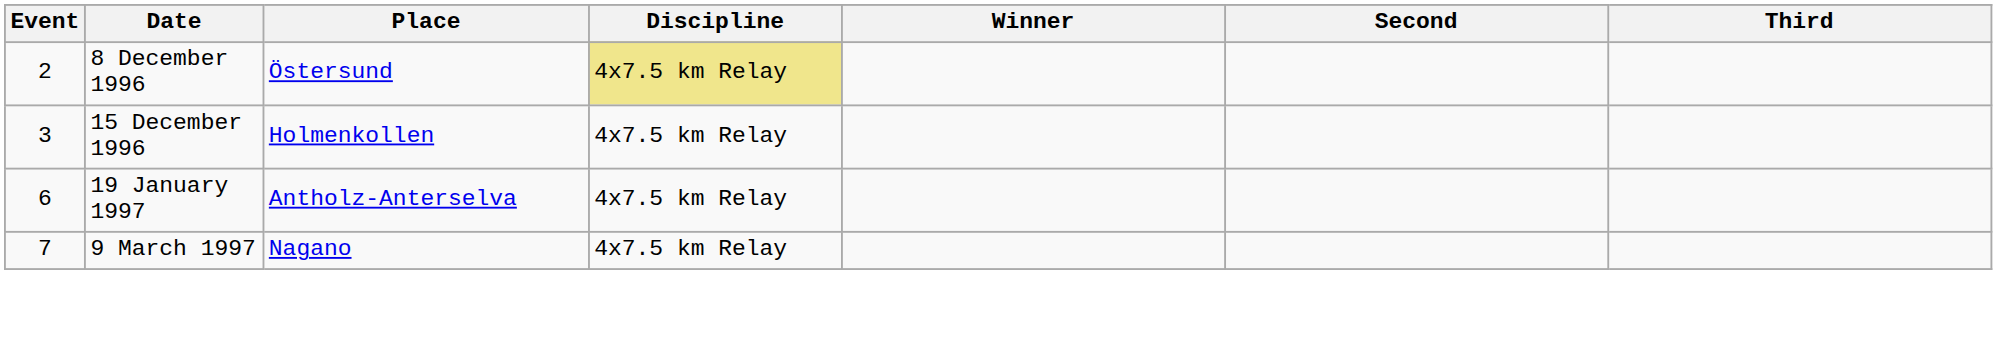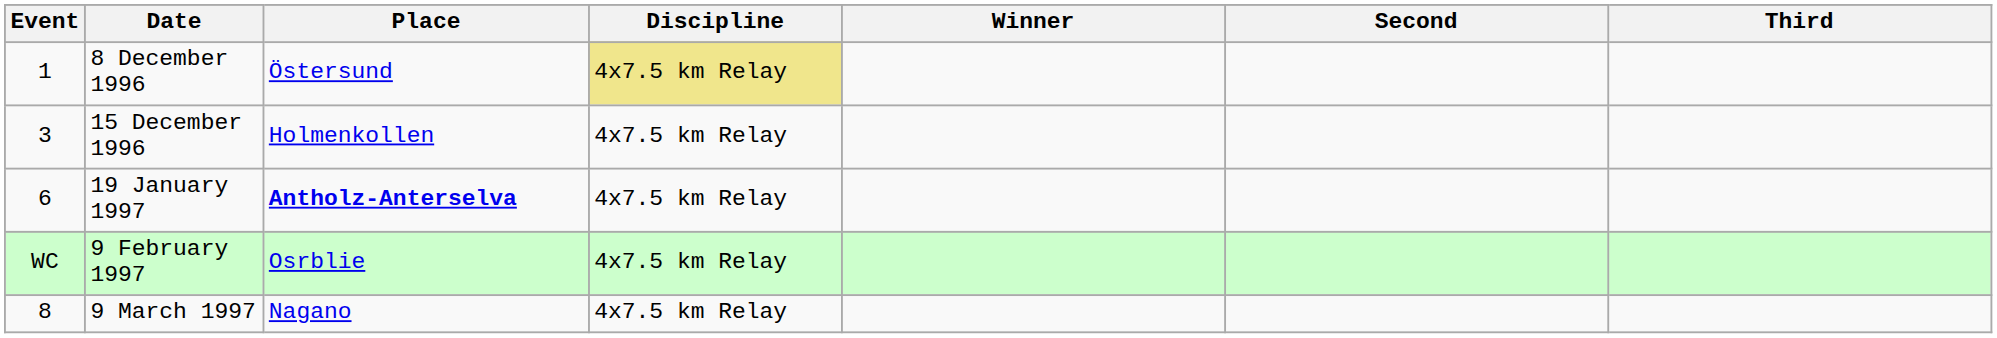(45, 74) 2 -> (45, 74) 1
(393, 200) normal -> (393, 200) bold
+ row: (159, 263)
(45, 250) 7 -> (45, 313) 8
